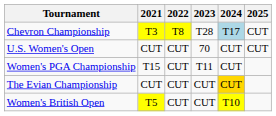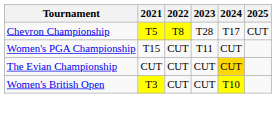(151, 31) T3 -> (151, 31) T5
(231, 31) lightblue background -> (231, 31) no background
- row: (50, 49)
(151, 102) T5 -> (151, 84) T3
